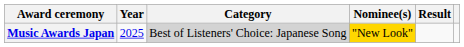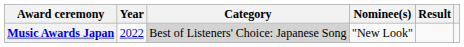(132, 33) 2025 -> (132, 33) 2022
(382, 33) gold background -> (382, 33) no background
